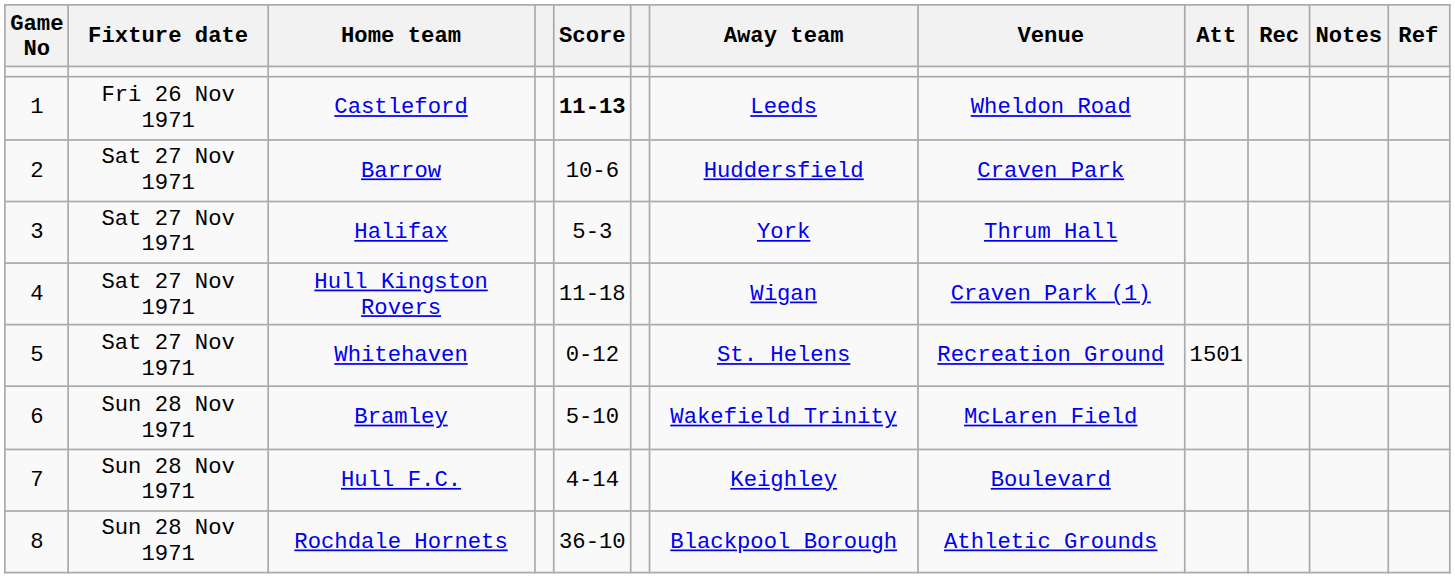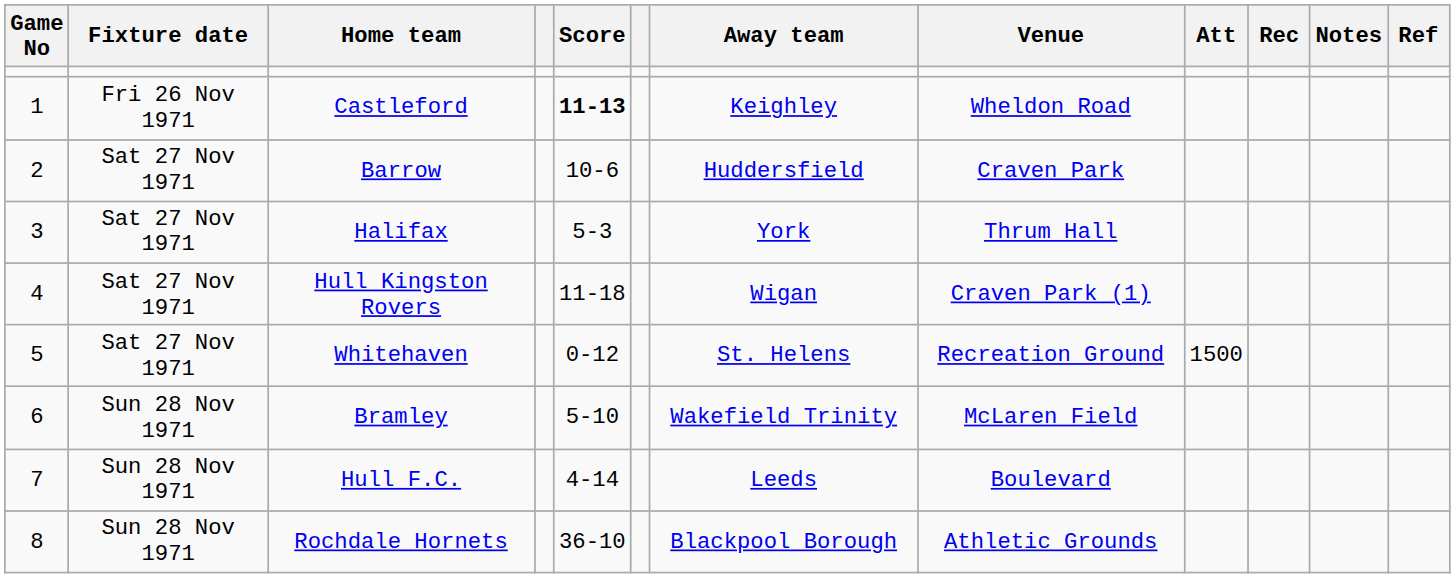(784, 108) Leeds -> (784, 108) Keighley
(1216, 356) 1501 -> (1216, 356) 1500
(784, 480) Keighley -> (784, 480) Leeds
